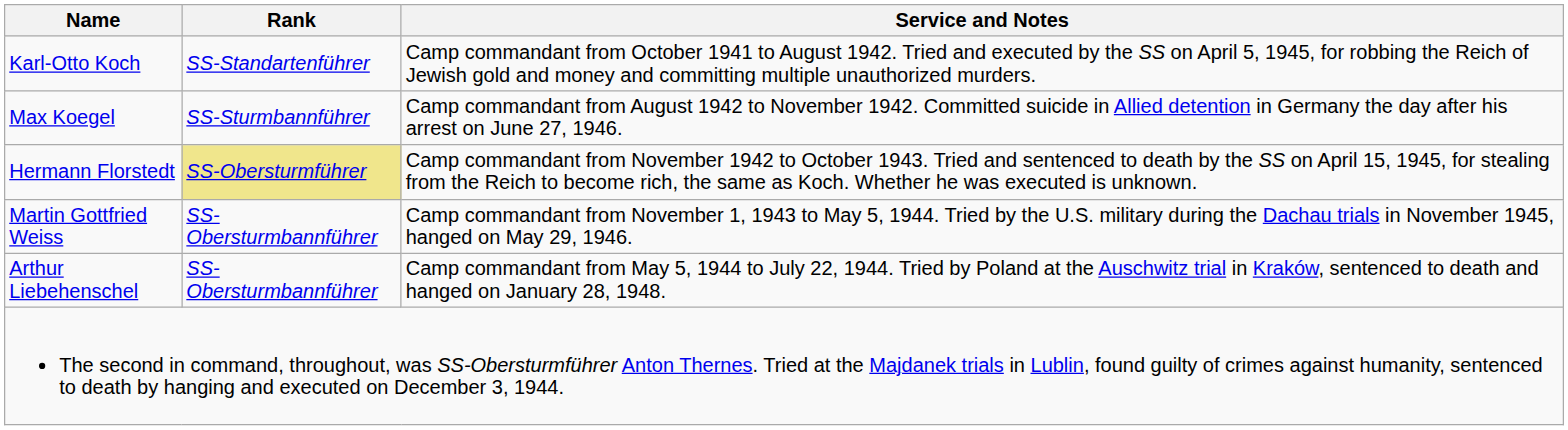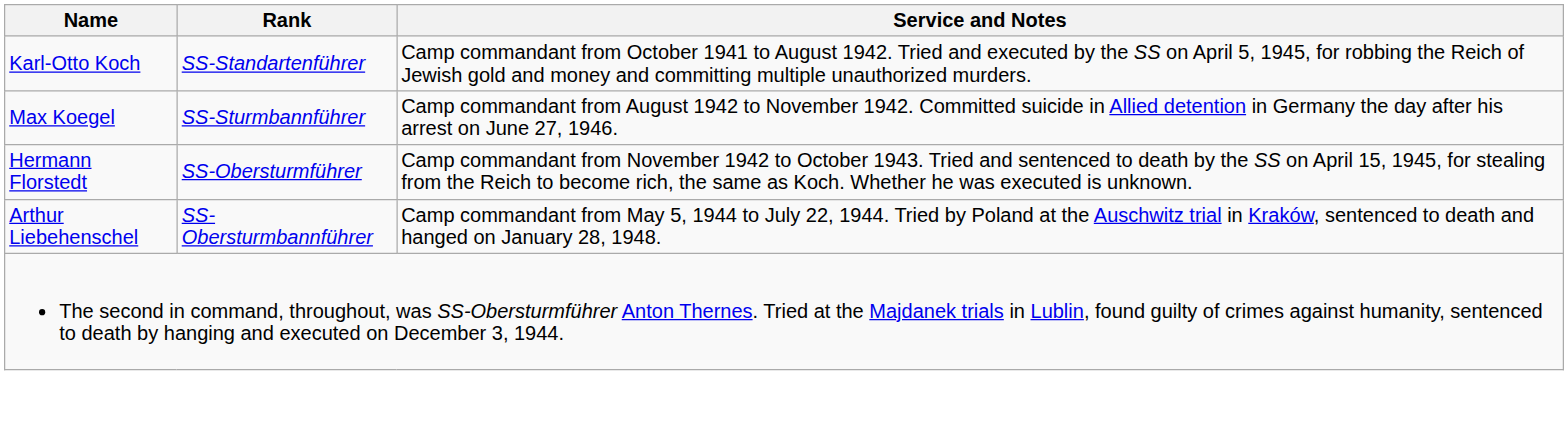(276, 171) khaki background -> (272, 171) no background
- row: (78, 225)
